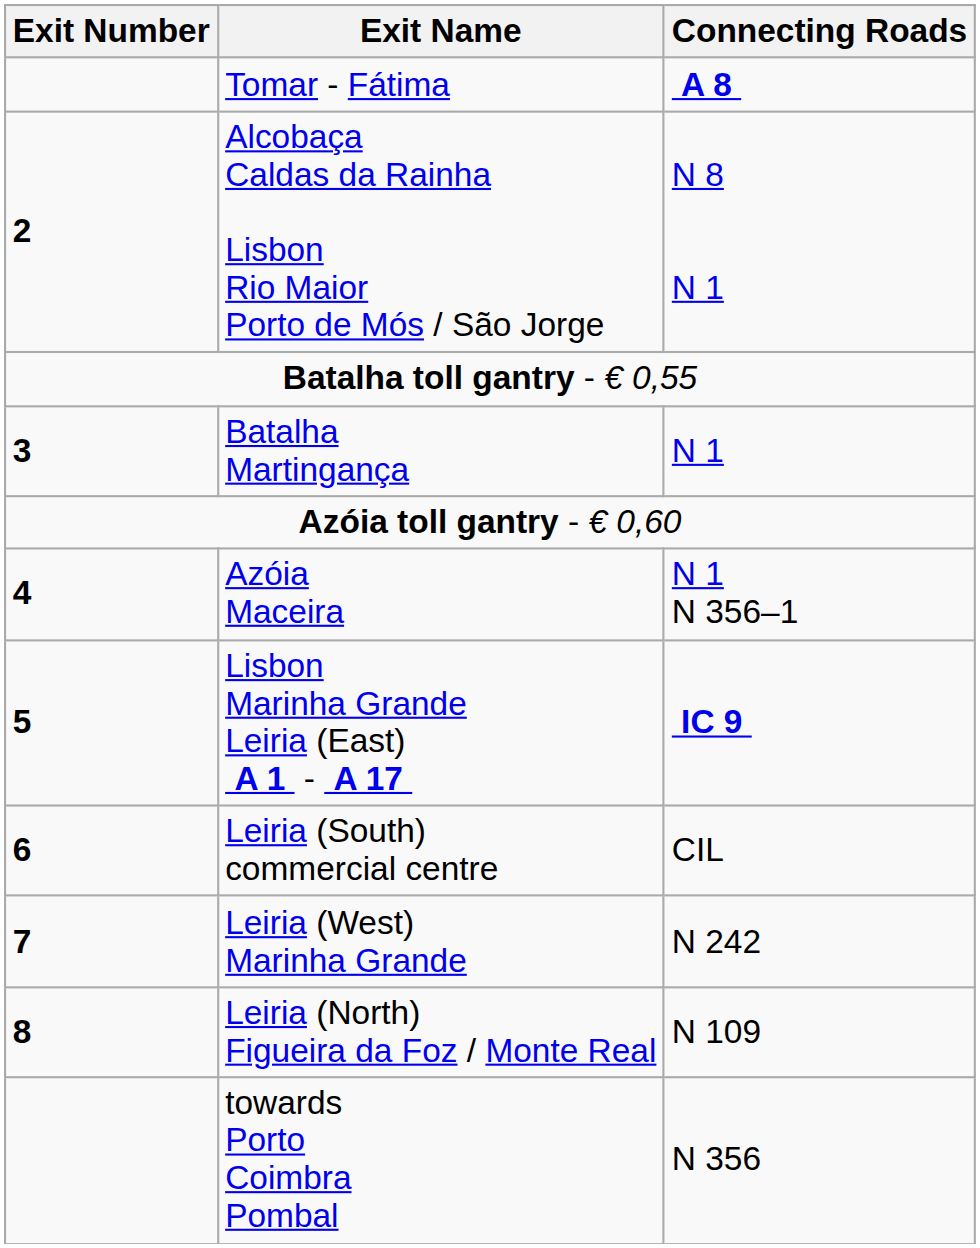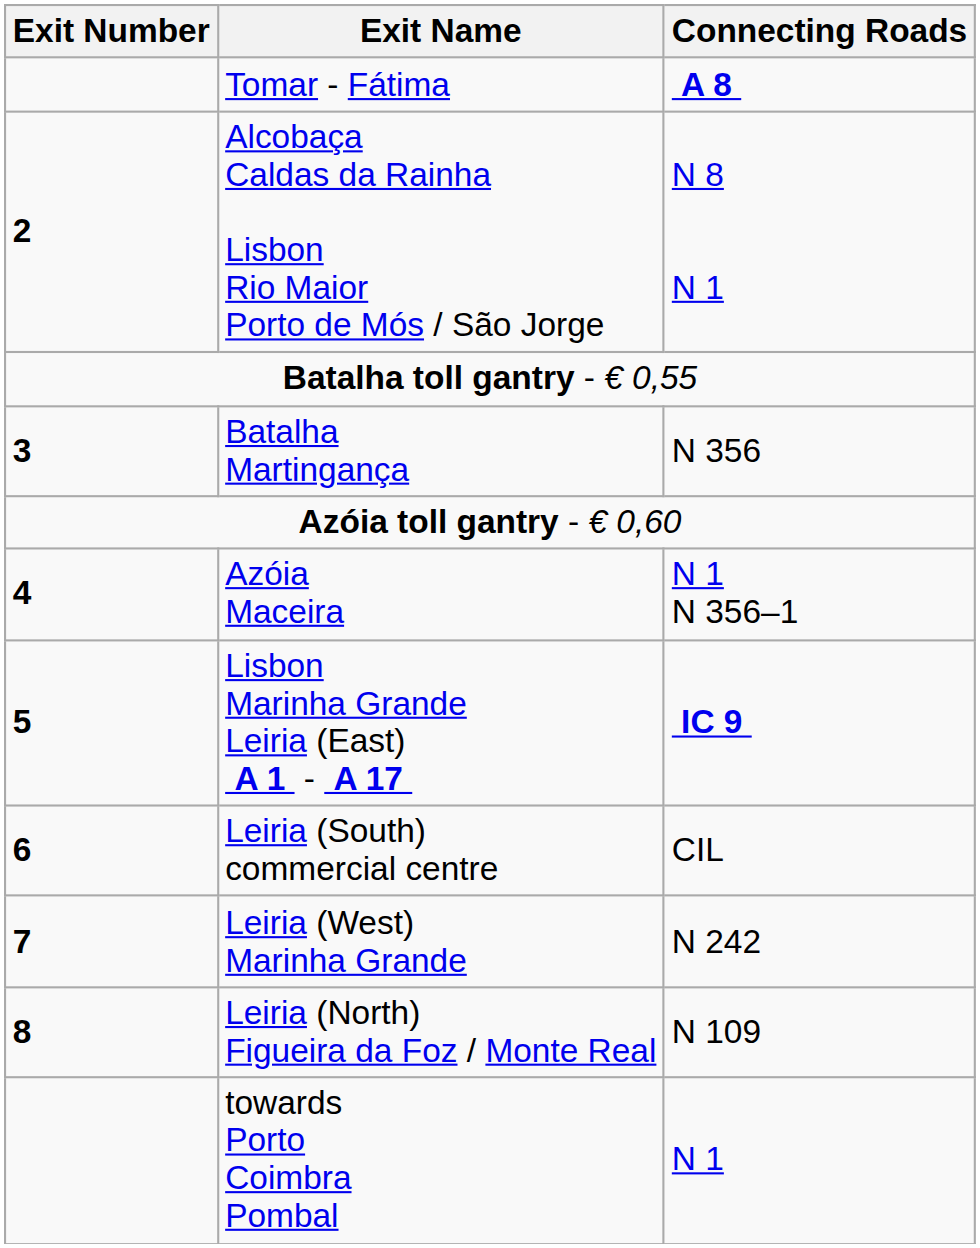(698, 450) N 1 -> (716, 450) N 356
(716, 1159) N 356 -> (698, 1159) N 1
